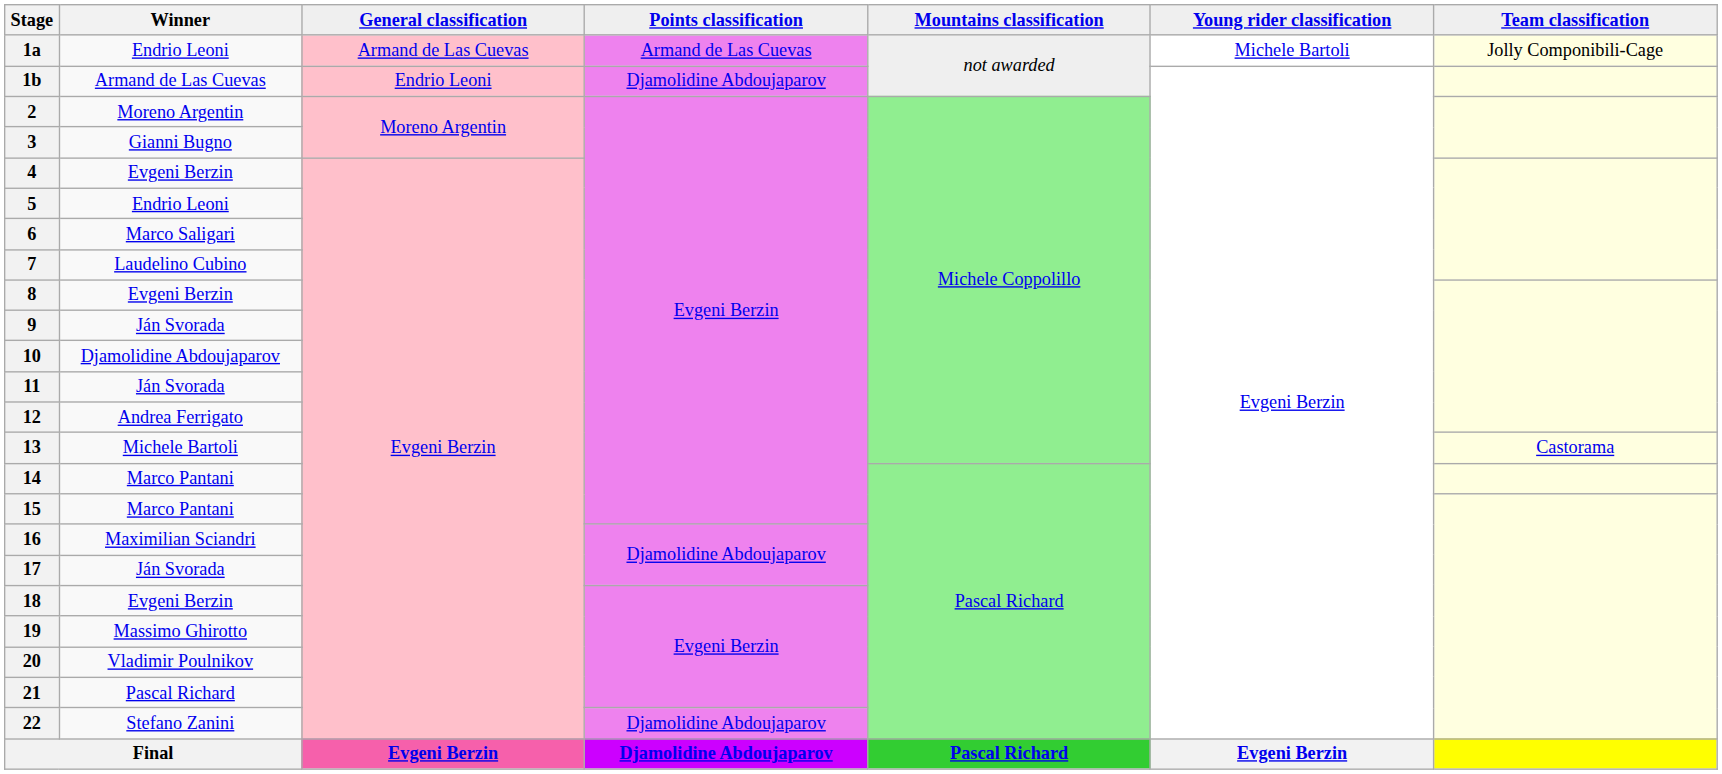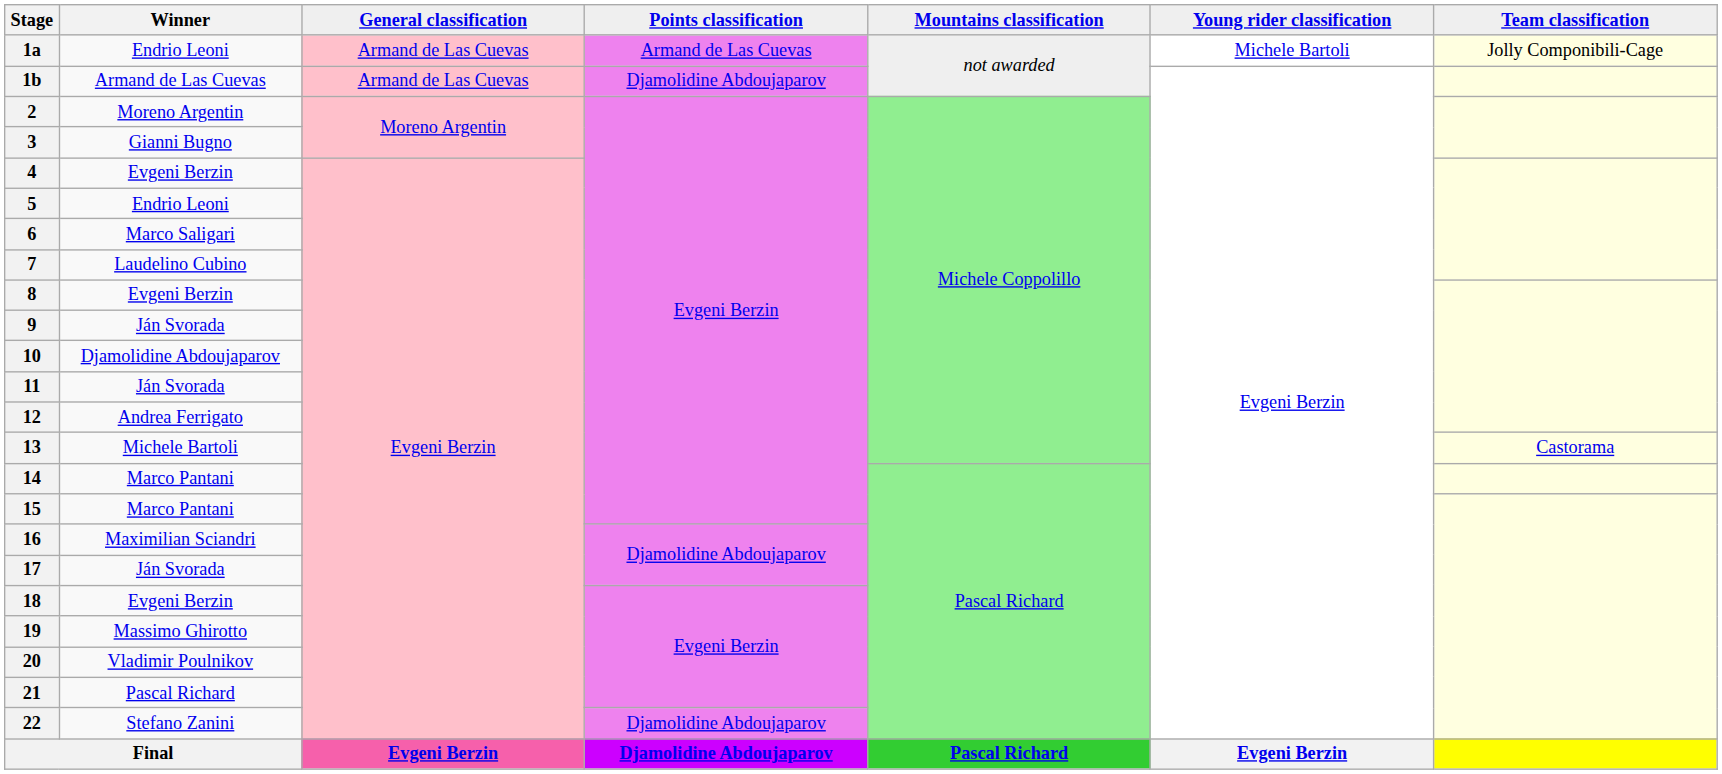(443, 81) Endrio Leoni -> (443, 81) Armand de Las Cuevas
